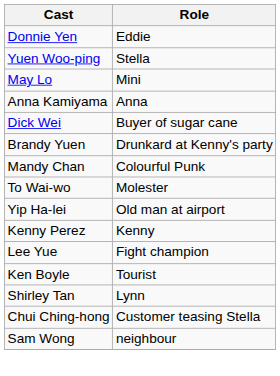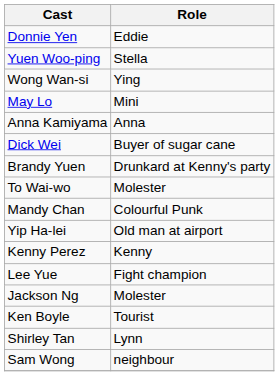+ row: (48, 79)
rows swapped: (46, 166) <-> (39, 187)
+ row: (43, 295)
- row: (59, 317)
